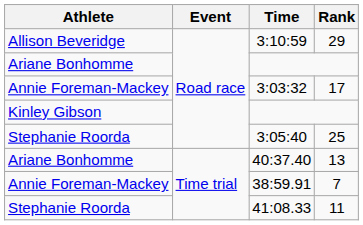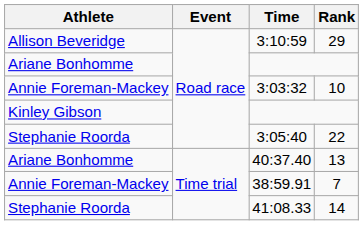(337, 89) 17 -> (337, 89) 10
(337, 136) 25 -> (337, 136) 22
(337, 208) 11 -> (337, 208) 14
